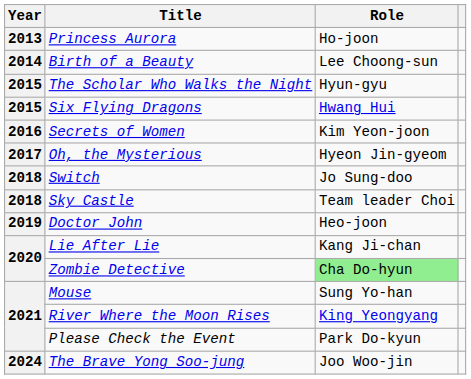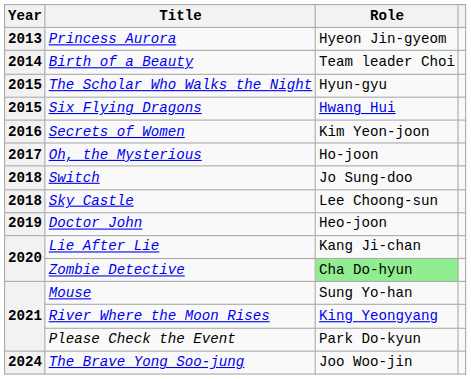(349, 39) Ho-joon -> (383, 39) Hyeon Jin-gyeom
(379, 62) Lee Choong-sun -> (387, 62) Team leader Choi
(383, 155) Hyeon Jin-gyeom -> (349, 155) Ho-joon
(387, 201) Team leader Choi -> (379, 201) Lee Choong-sun
